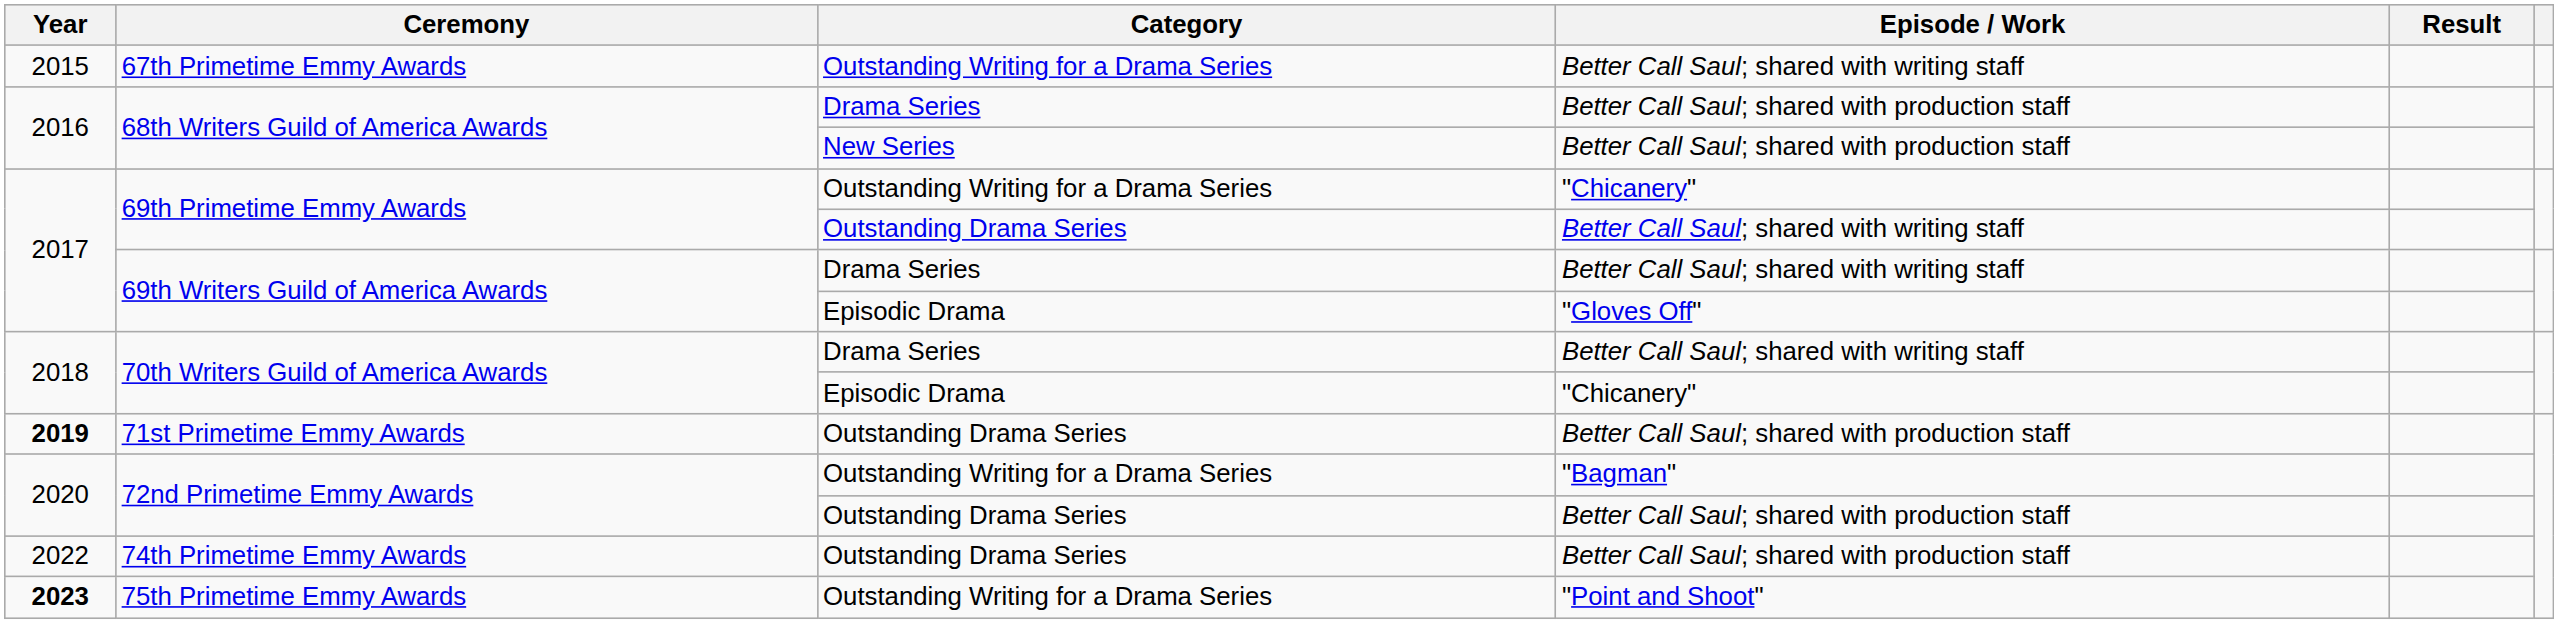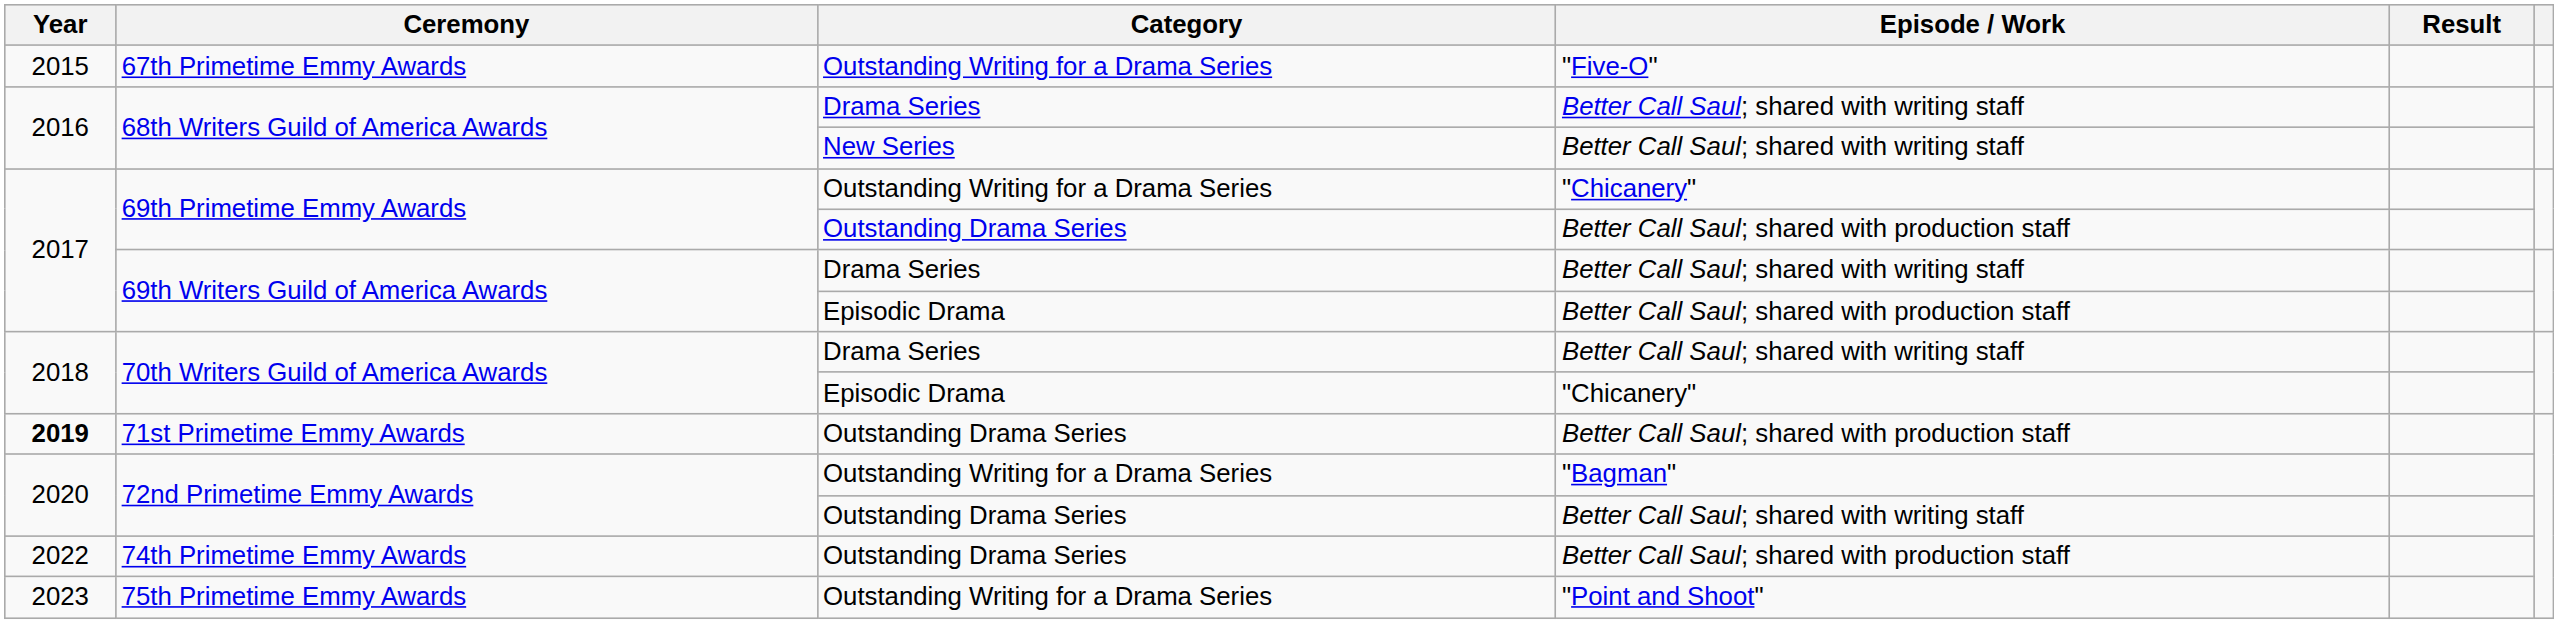(1793, 65) Better Call Saul; shared with writing staff -> (1610, 65) "Five-O"
(1816, 106) Better Call Saul; shared with production staff -> (1793, 106) Better Call Saul; shared with writing staff
(1816, 147) Better Call Saul; shared with production staff -> (1793, 147) Better Call Saul; shared with writing staff
(1793, 229) Better Call Saul; shared with writing staff -> (1816, 229) Better Call Saul; shared with production staff
(1632, 310) "Gloves Off" -> (1816, 310) Better Call Saul; shared with production staff
(1816, 515) Better Call Saul; shared with production staff -> (1793, 515) Better Call Saul; shared with writing staff
(60, 596) bold -> (60, 596) normal
